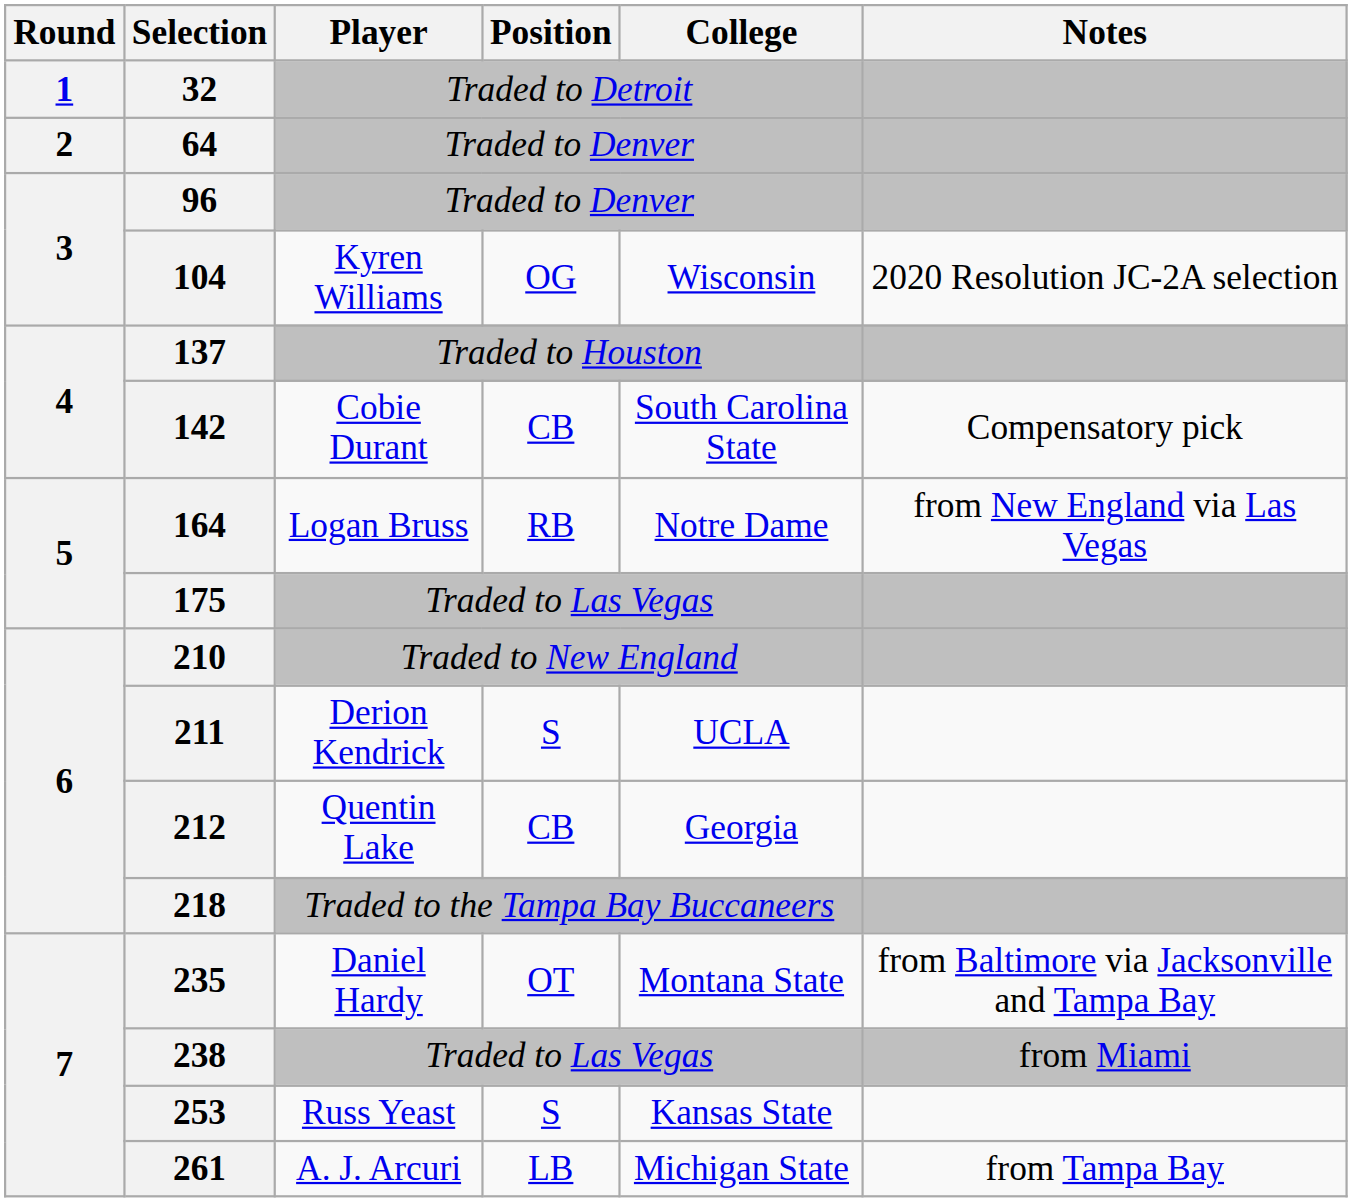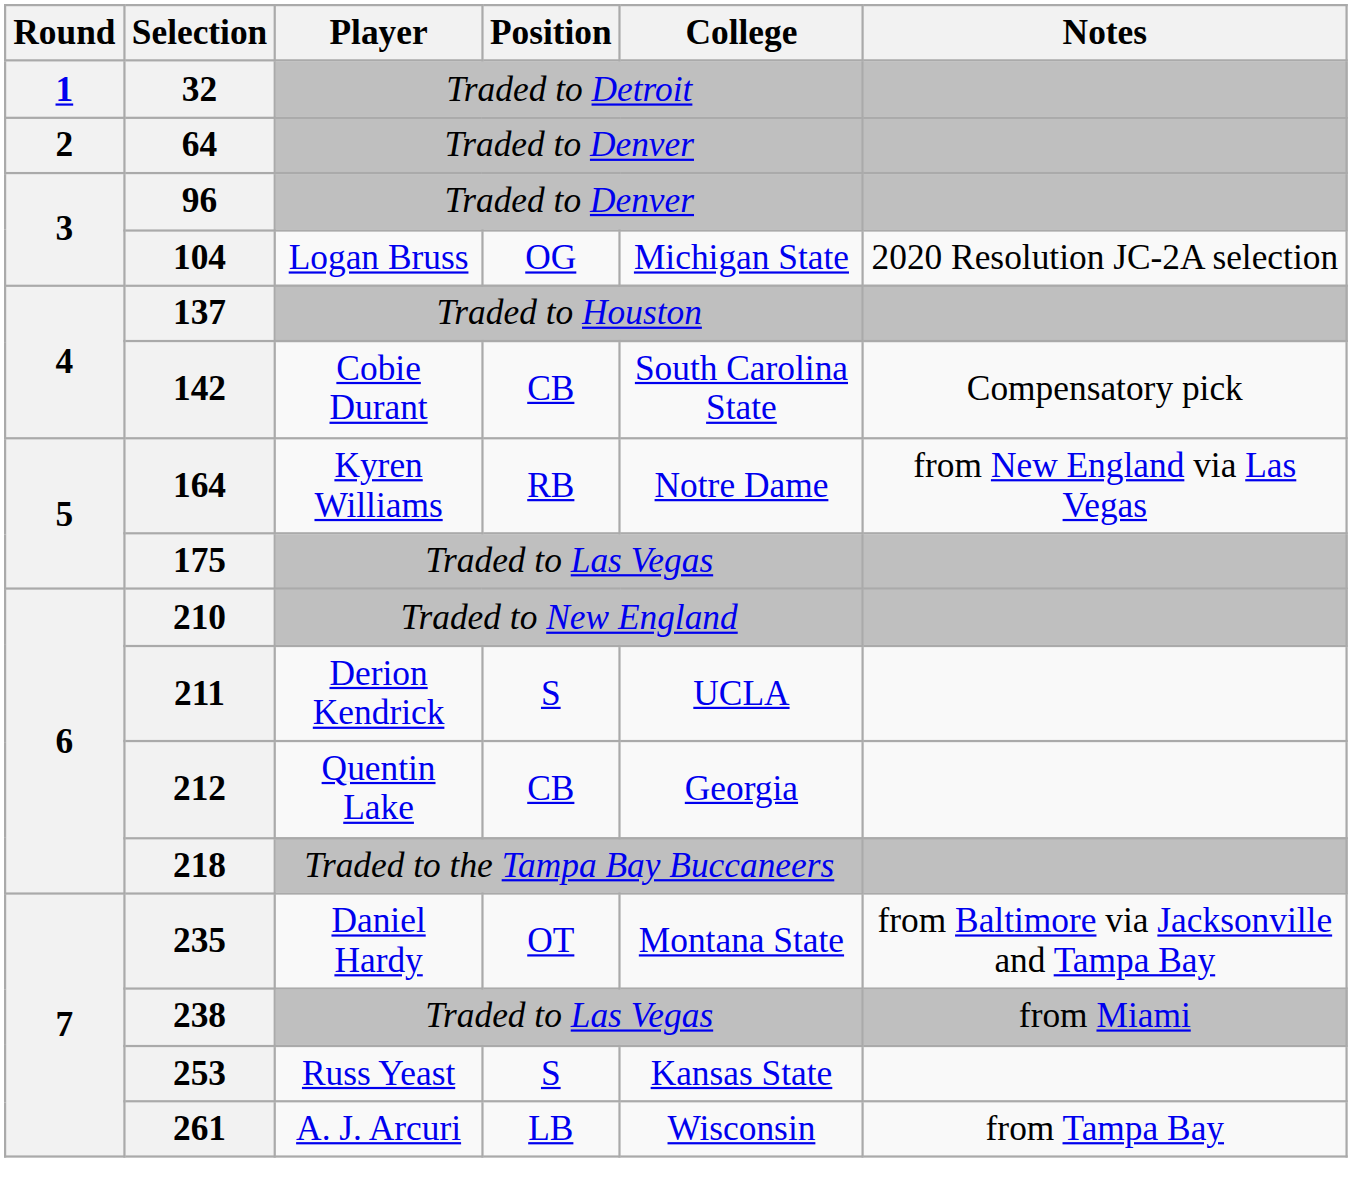(379, 276) Kyren Williams -> (379, 256) Logan Bruss
(741, 276) Wisconsin -> (741, 256) Michigan State
(379, 524) Logan Bruss -> (379, 484) Kyren Williams
(741, 1168) Michigan State -> (741, 1128) Wisconsin
